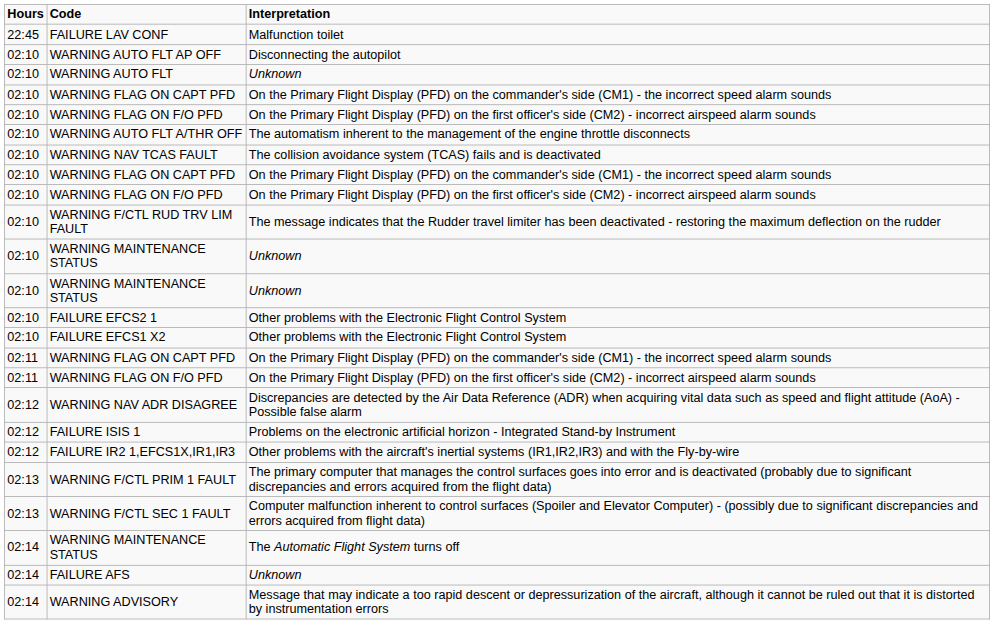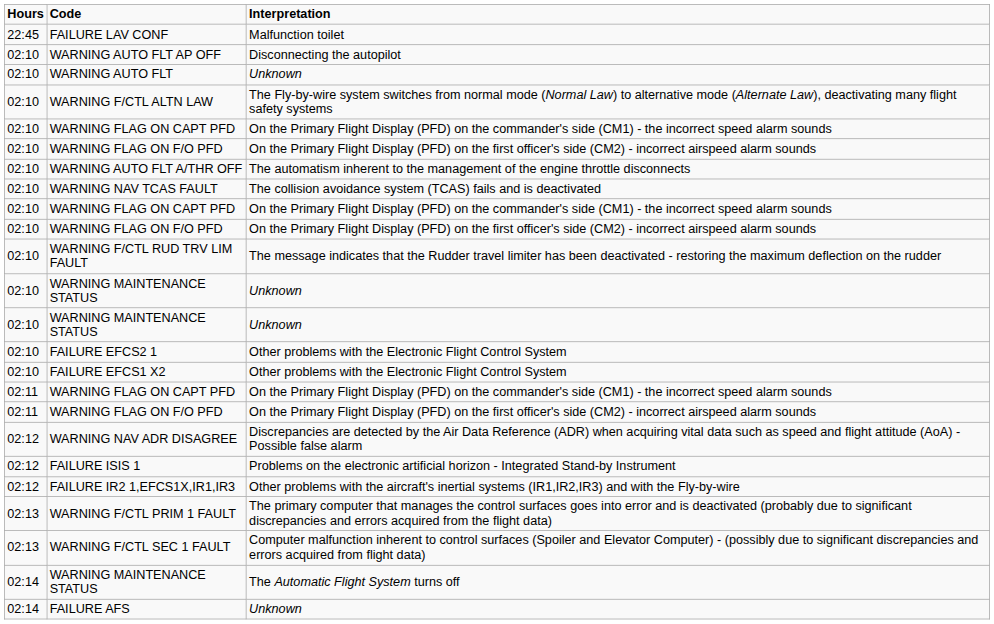+ row: (23, 101)
- row: (23, 602)
